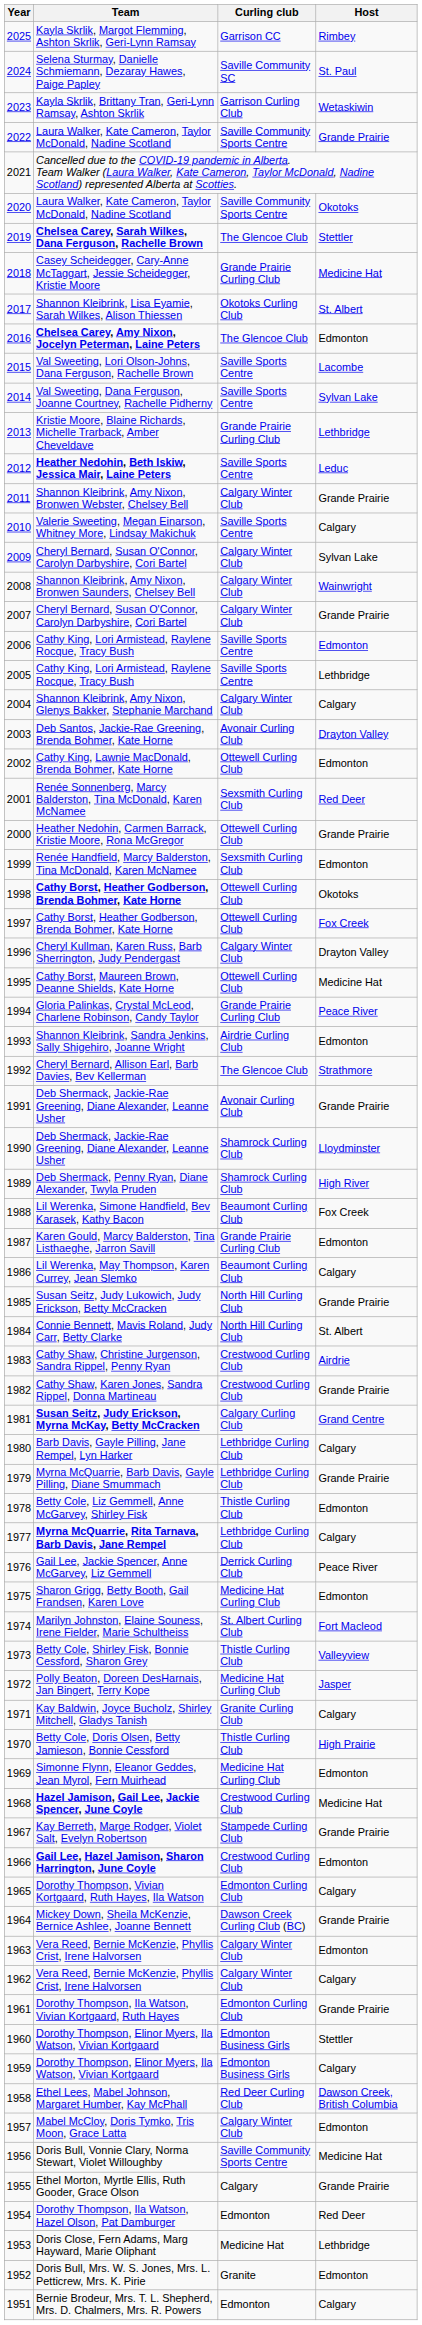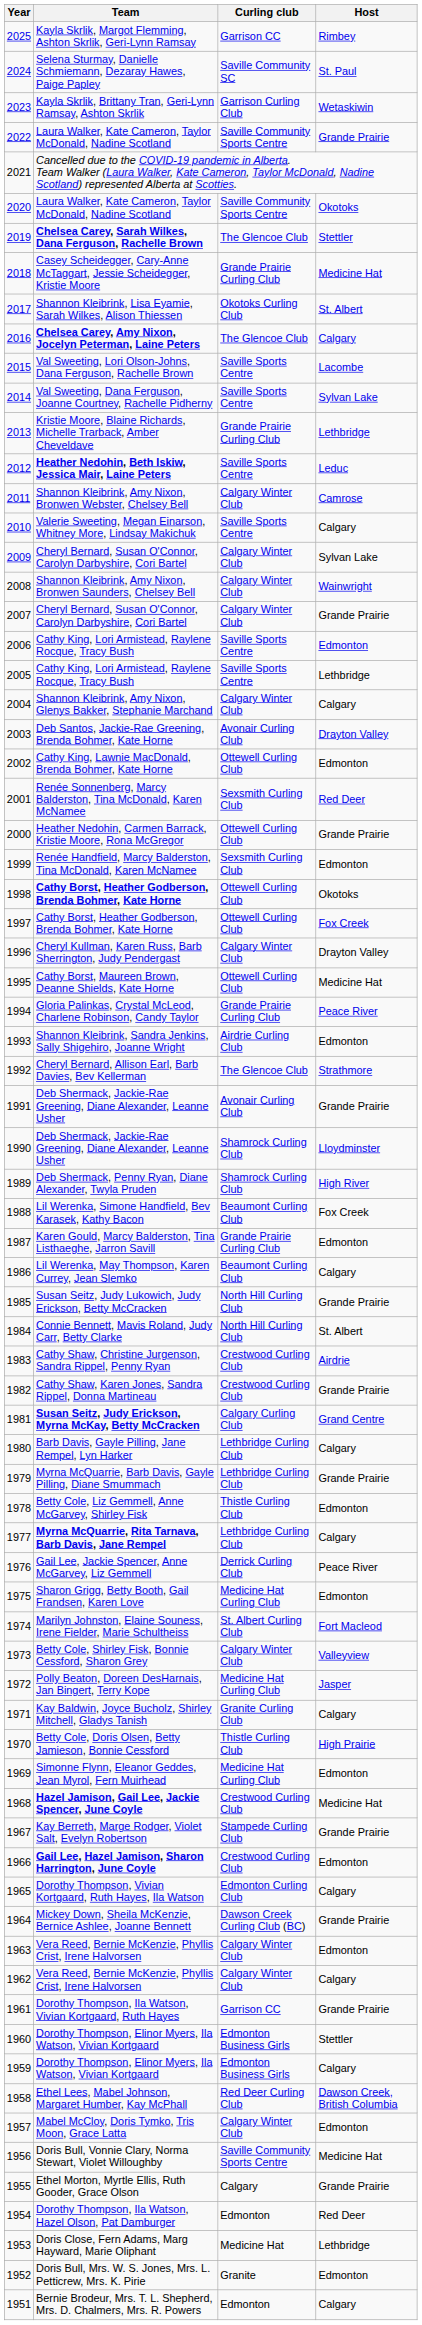(343, 338) Edmonton -> (337, 338) Calgary
(354, 498) Grande Prairie -> (341, 498) Camrose
(255, 1655) Thistle Curling Club -> (256, 1655) Calgary Winter Club
(264, 2009) Edmonton Curling Club -> (250, 2009) Garrison CC
